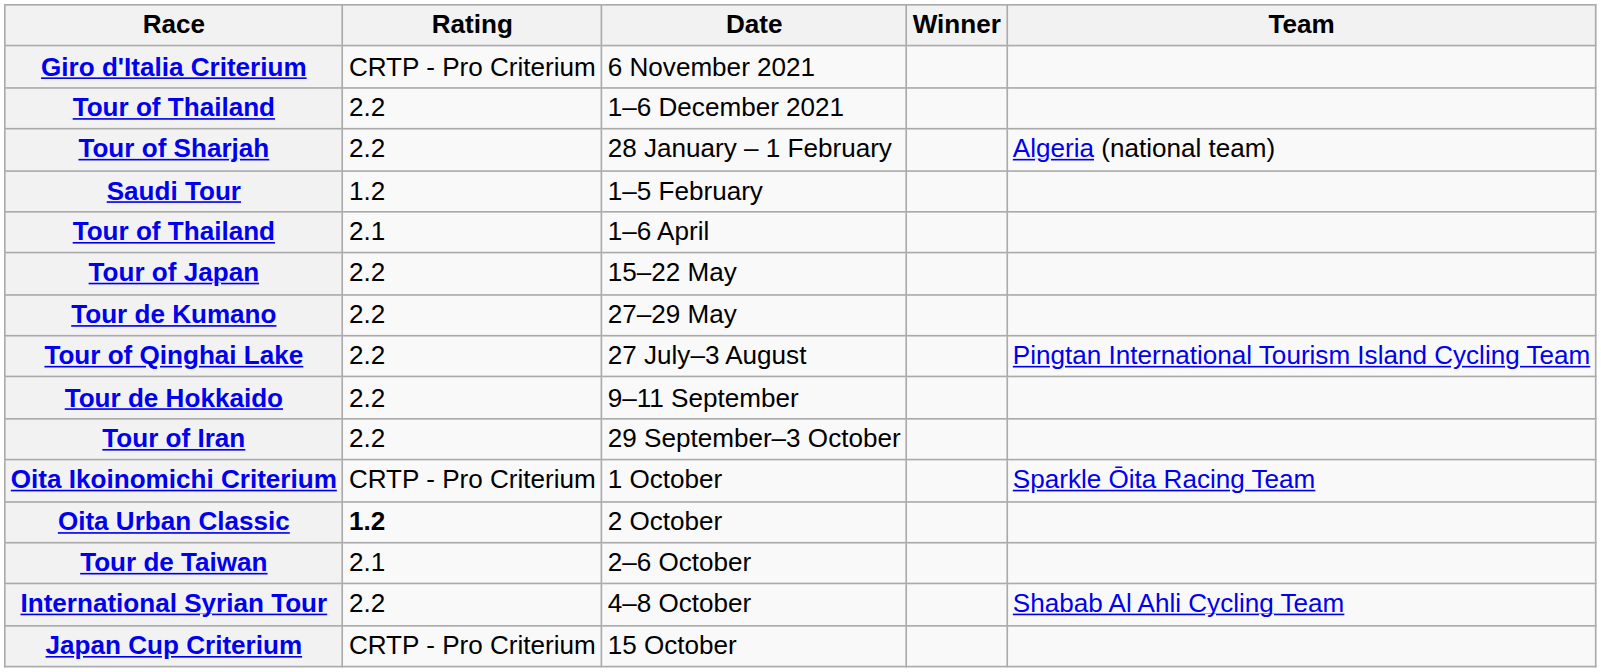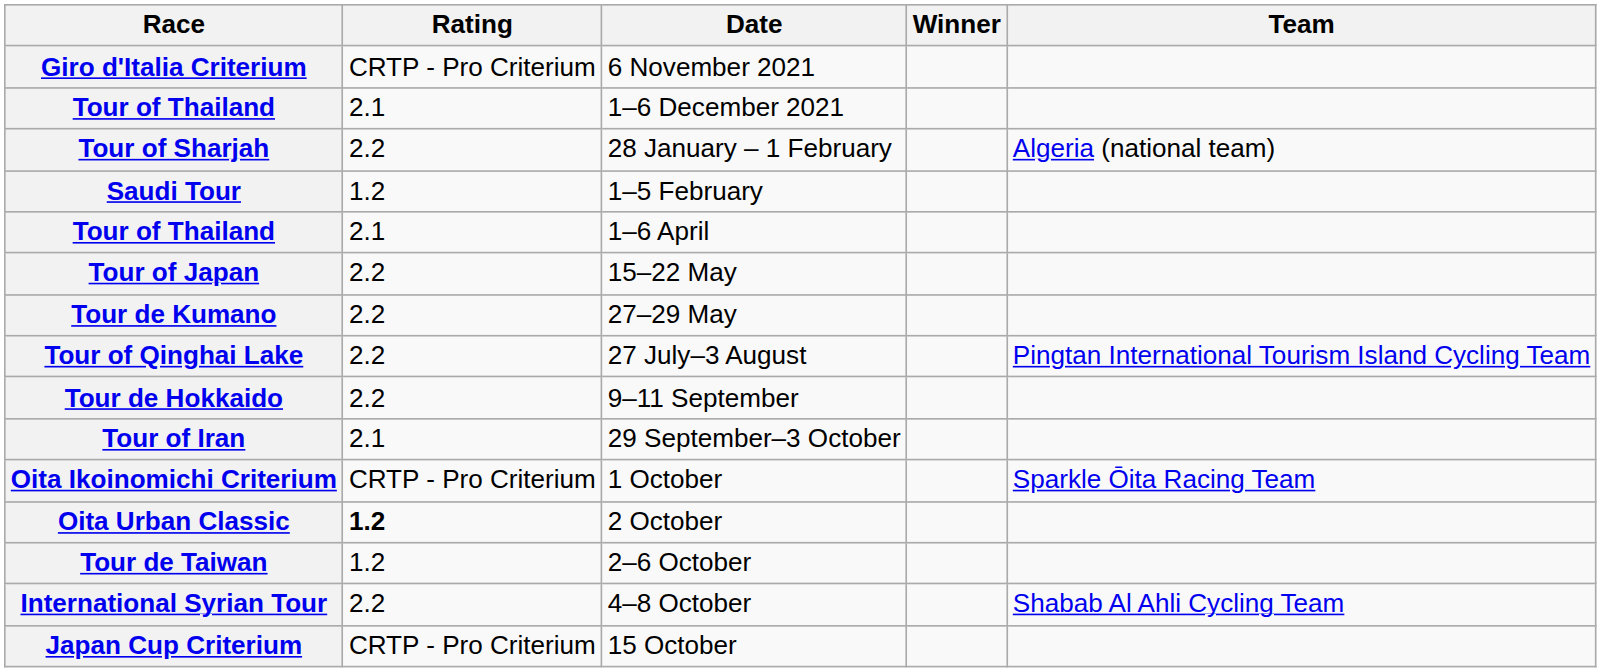(367, 107) 2.2 -> (367, 107) 2.1
(367, 438) 2.2 -> (367, 438) 2.1
(367, 562) 2.1 -> (367, 562) 1.2
